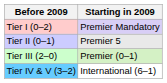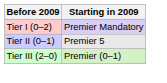- row: (41, 71)
